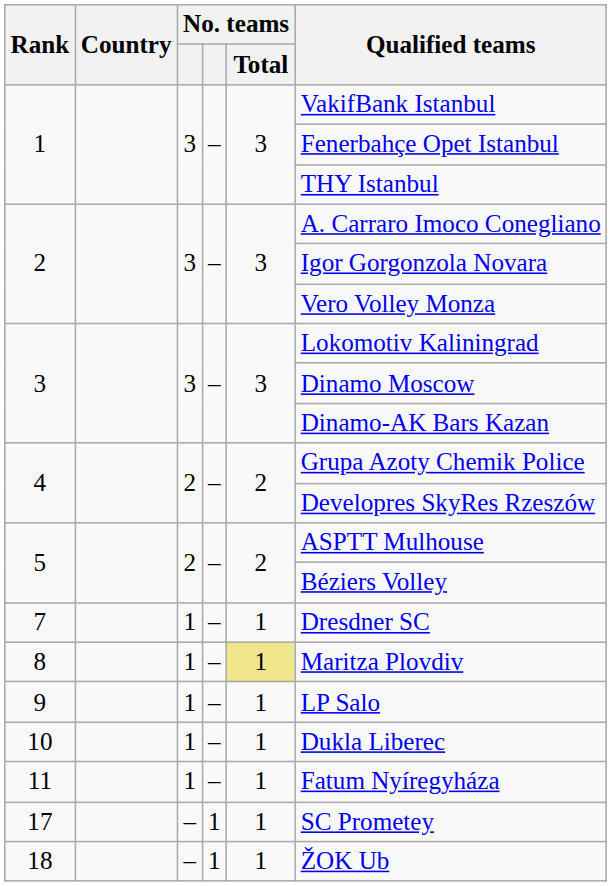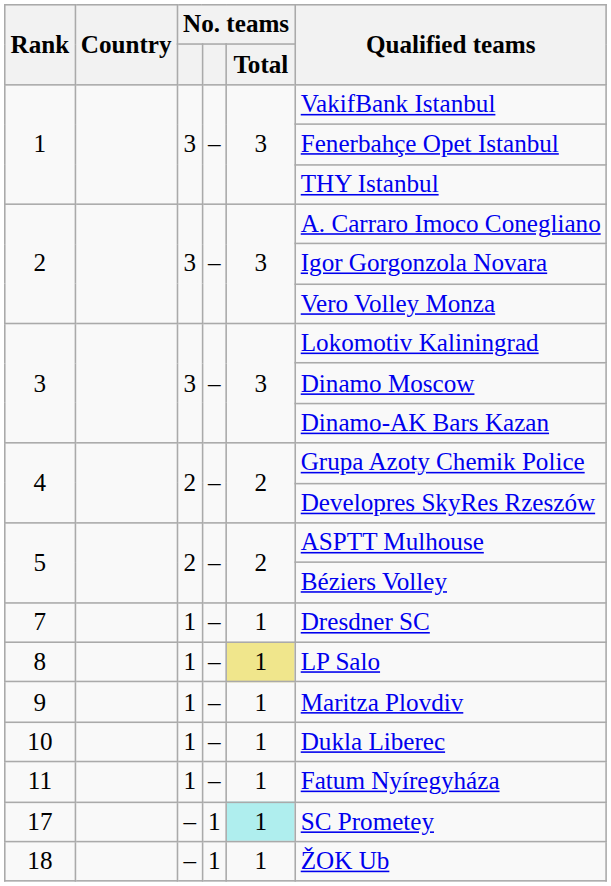(382, 661) Maritza Plovdiv -> (340, 661) LP Salo
(340, 701) LP Salo -> (382, 701) Maritza Plovdiv
(261, 821) no background -> (261, 821) paleturquoise background
